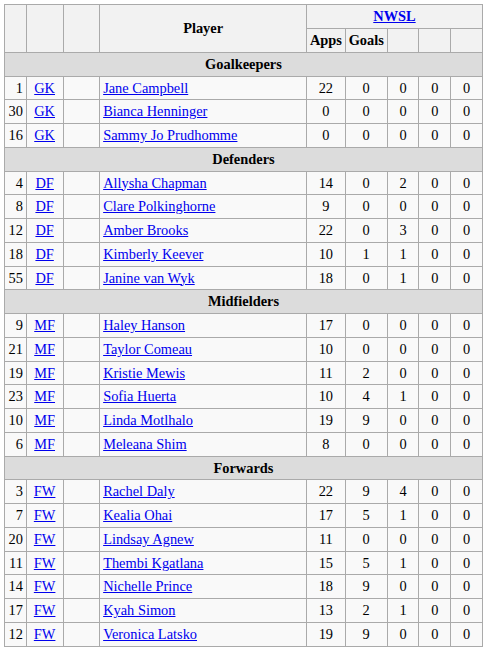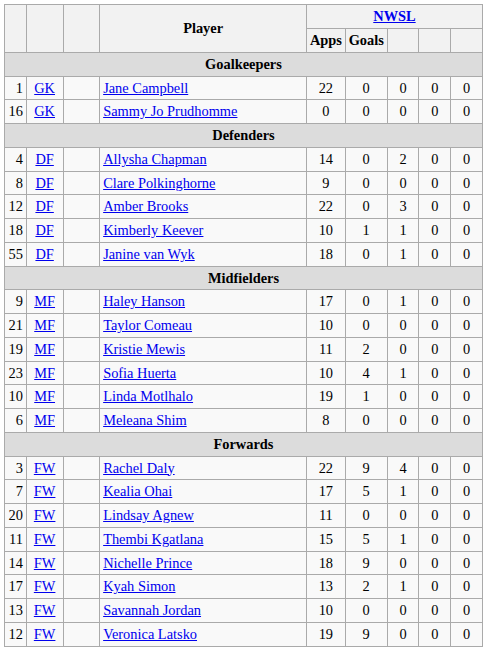- row: (155, 111)
(403, 325) 0 -> (403, 301) 1
(366, 420) 9 -> (366, 396) 1
+ row: (152, 610)
